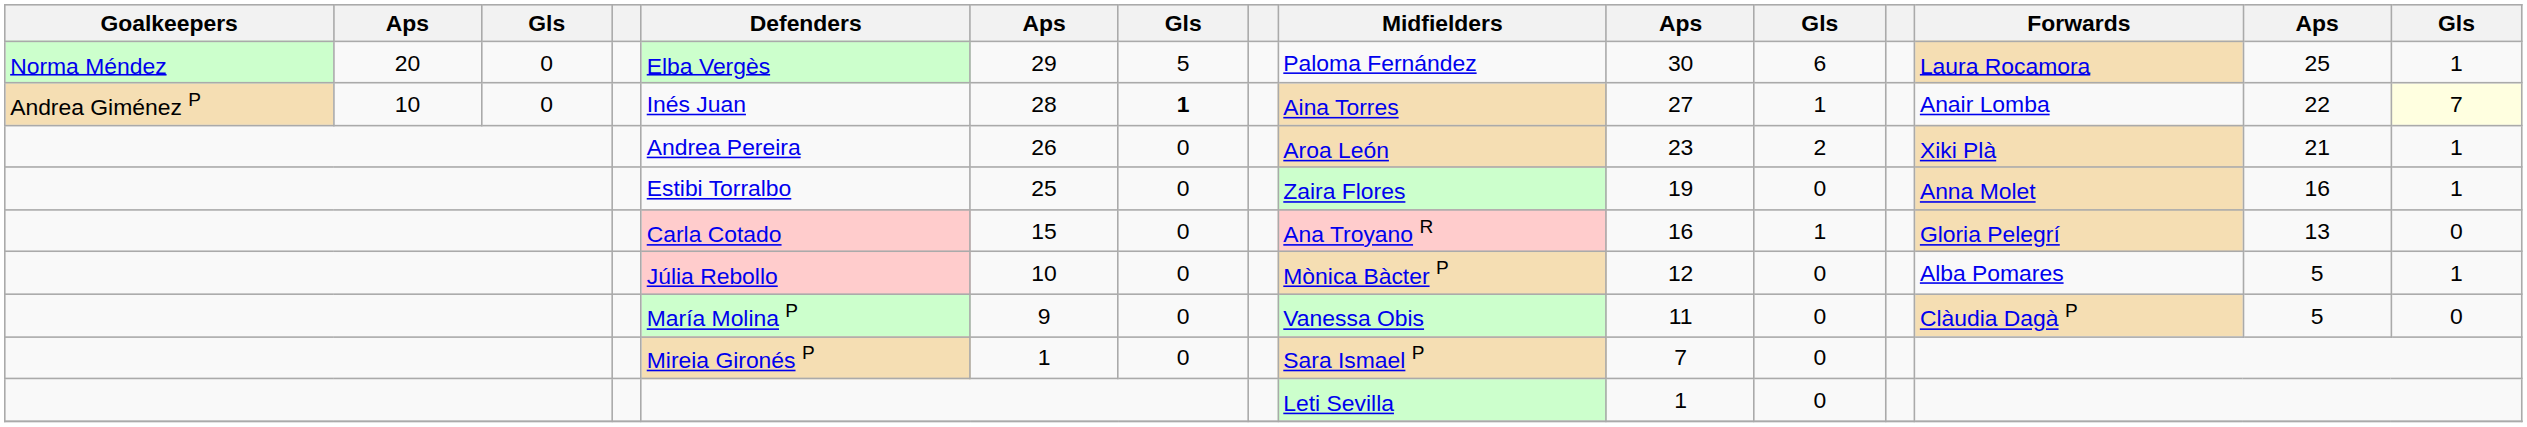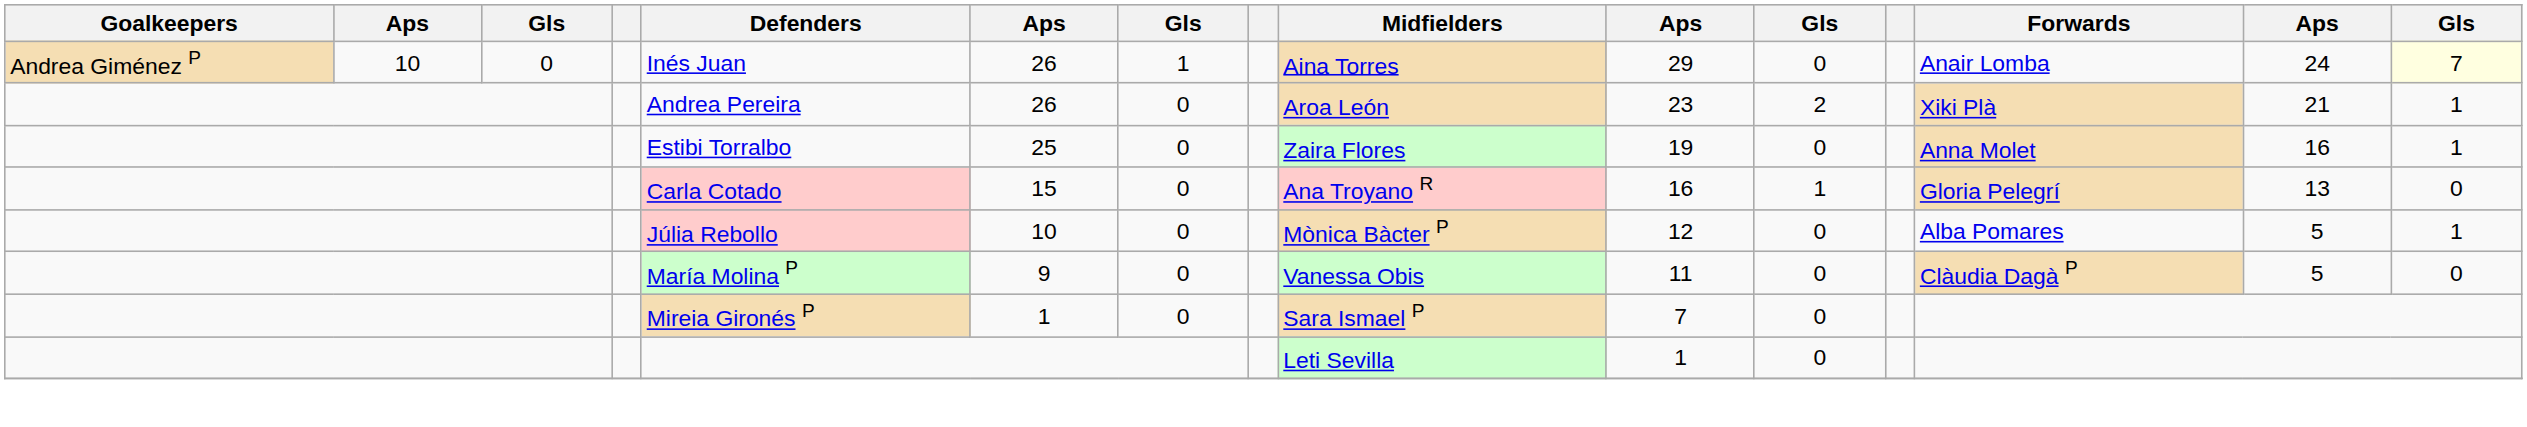- row: (88, 65)
(1044, 105) 28 -> (1044, 62) 26
(1183, 105) bold -> (1183, 62) normal
(1681, 105) 27 -> (1681, 62) 29
(1820, 105) 1 -> (1820, 62) 0
(2317, 105) 22 -> (2317, 62) 24
